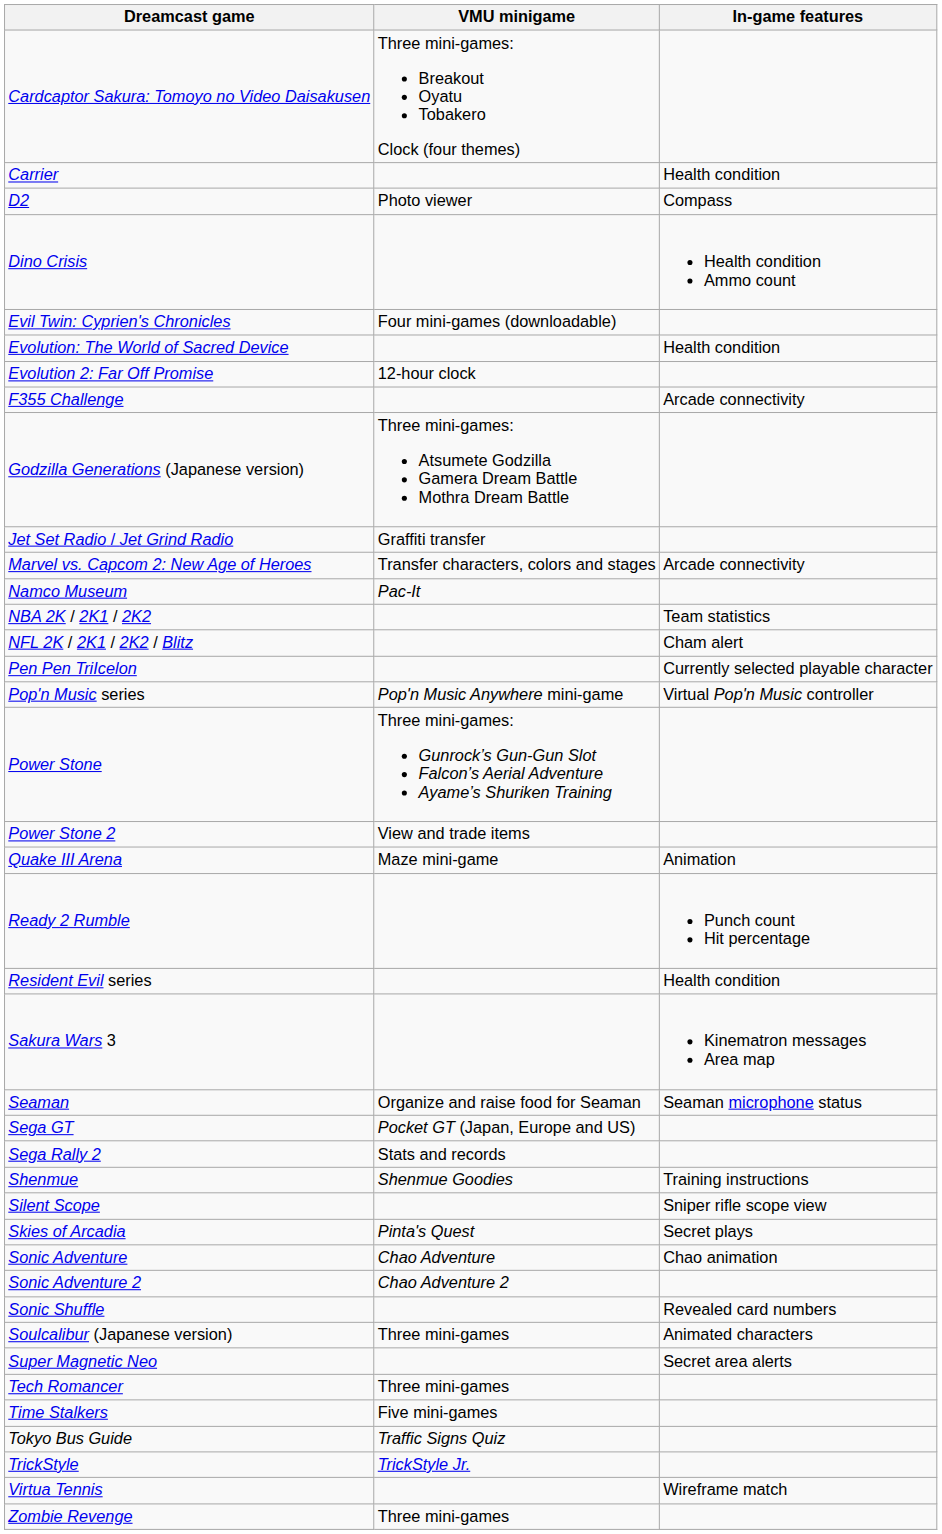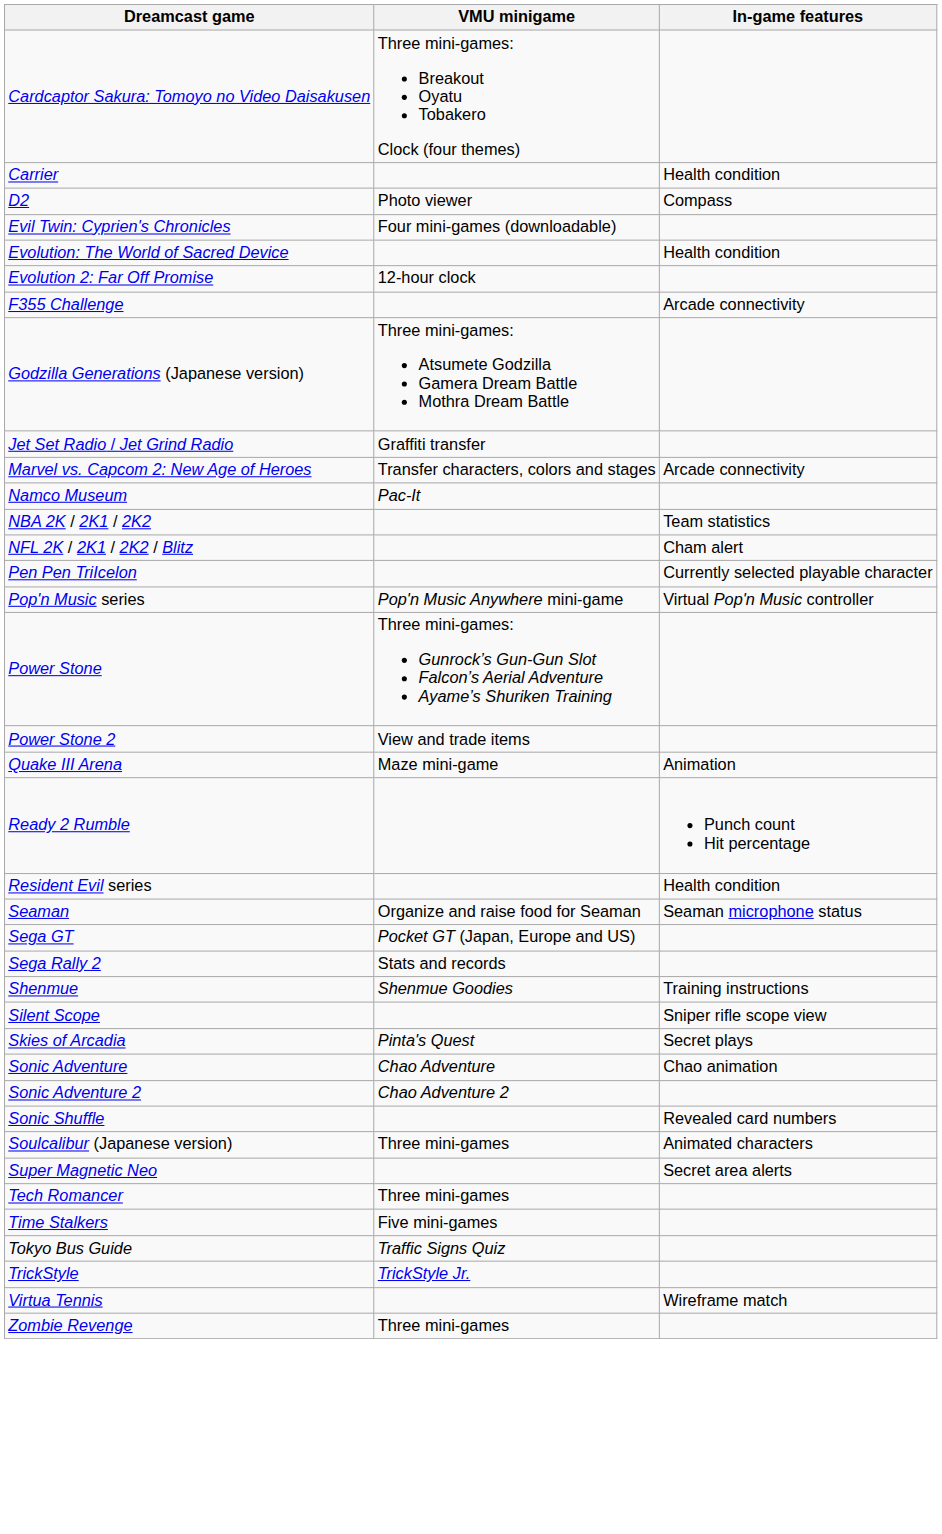- row: (48, 261)
- row: (62, 1041)
